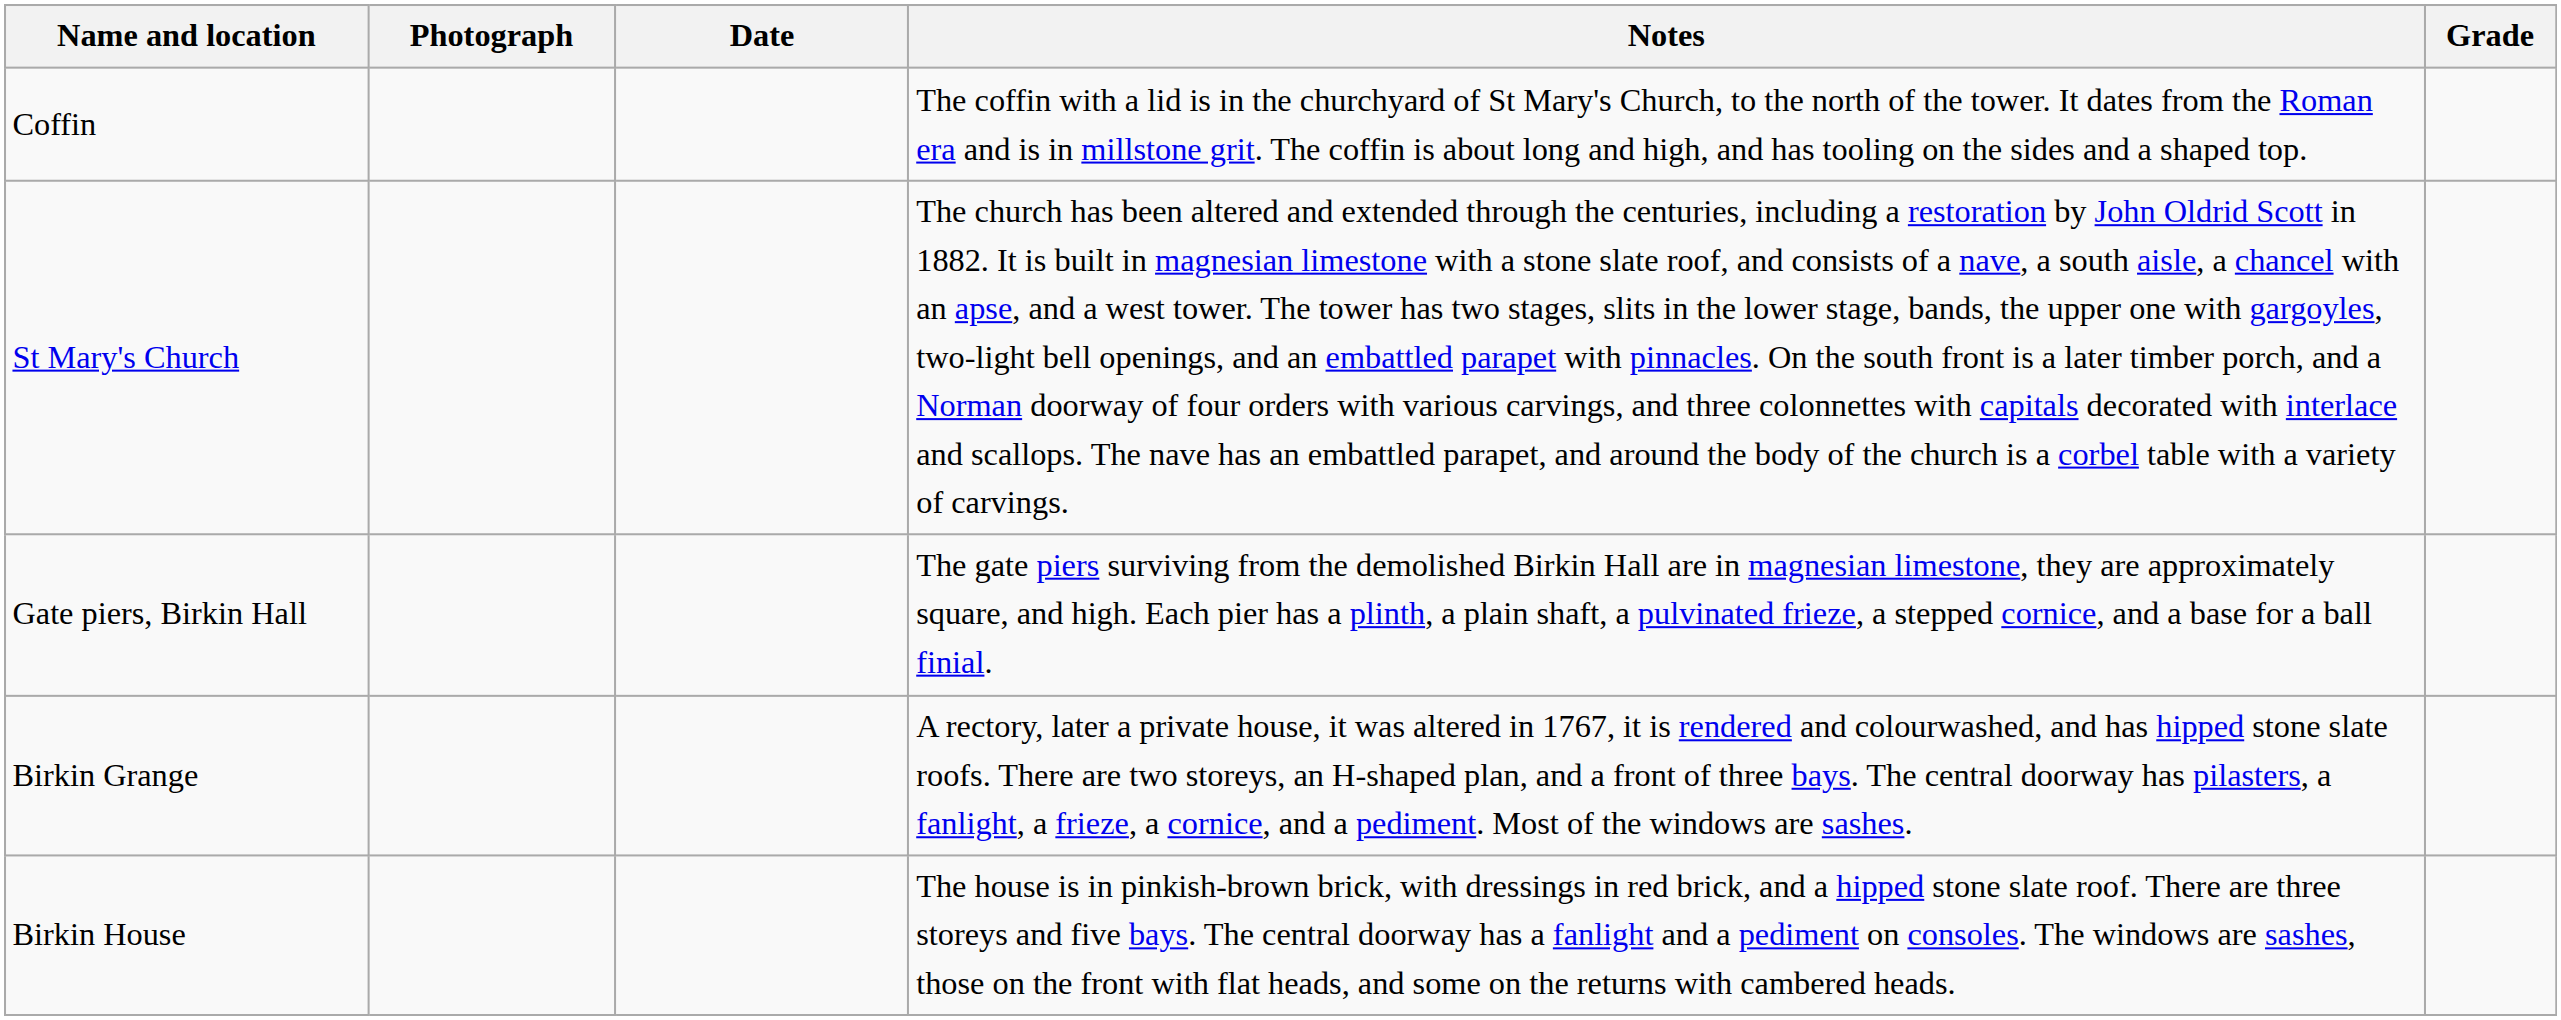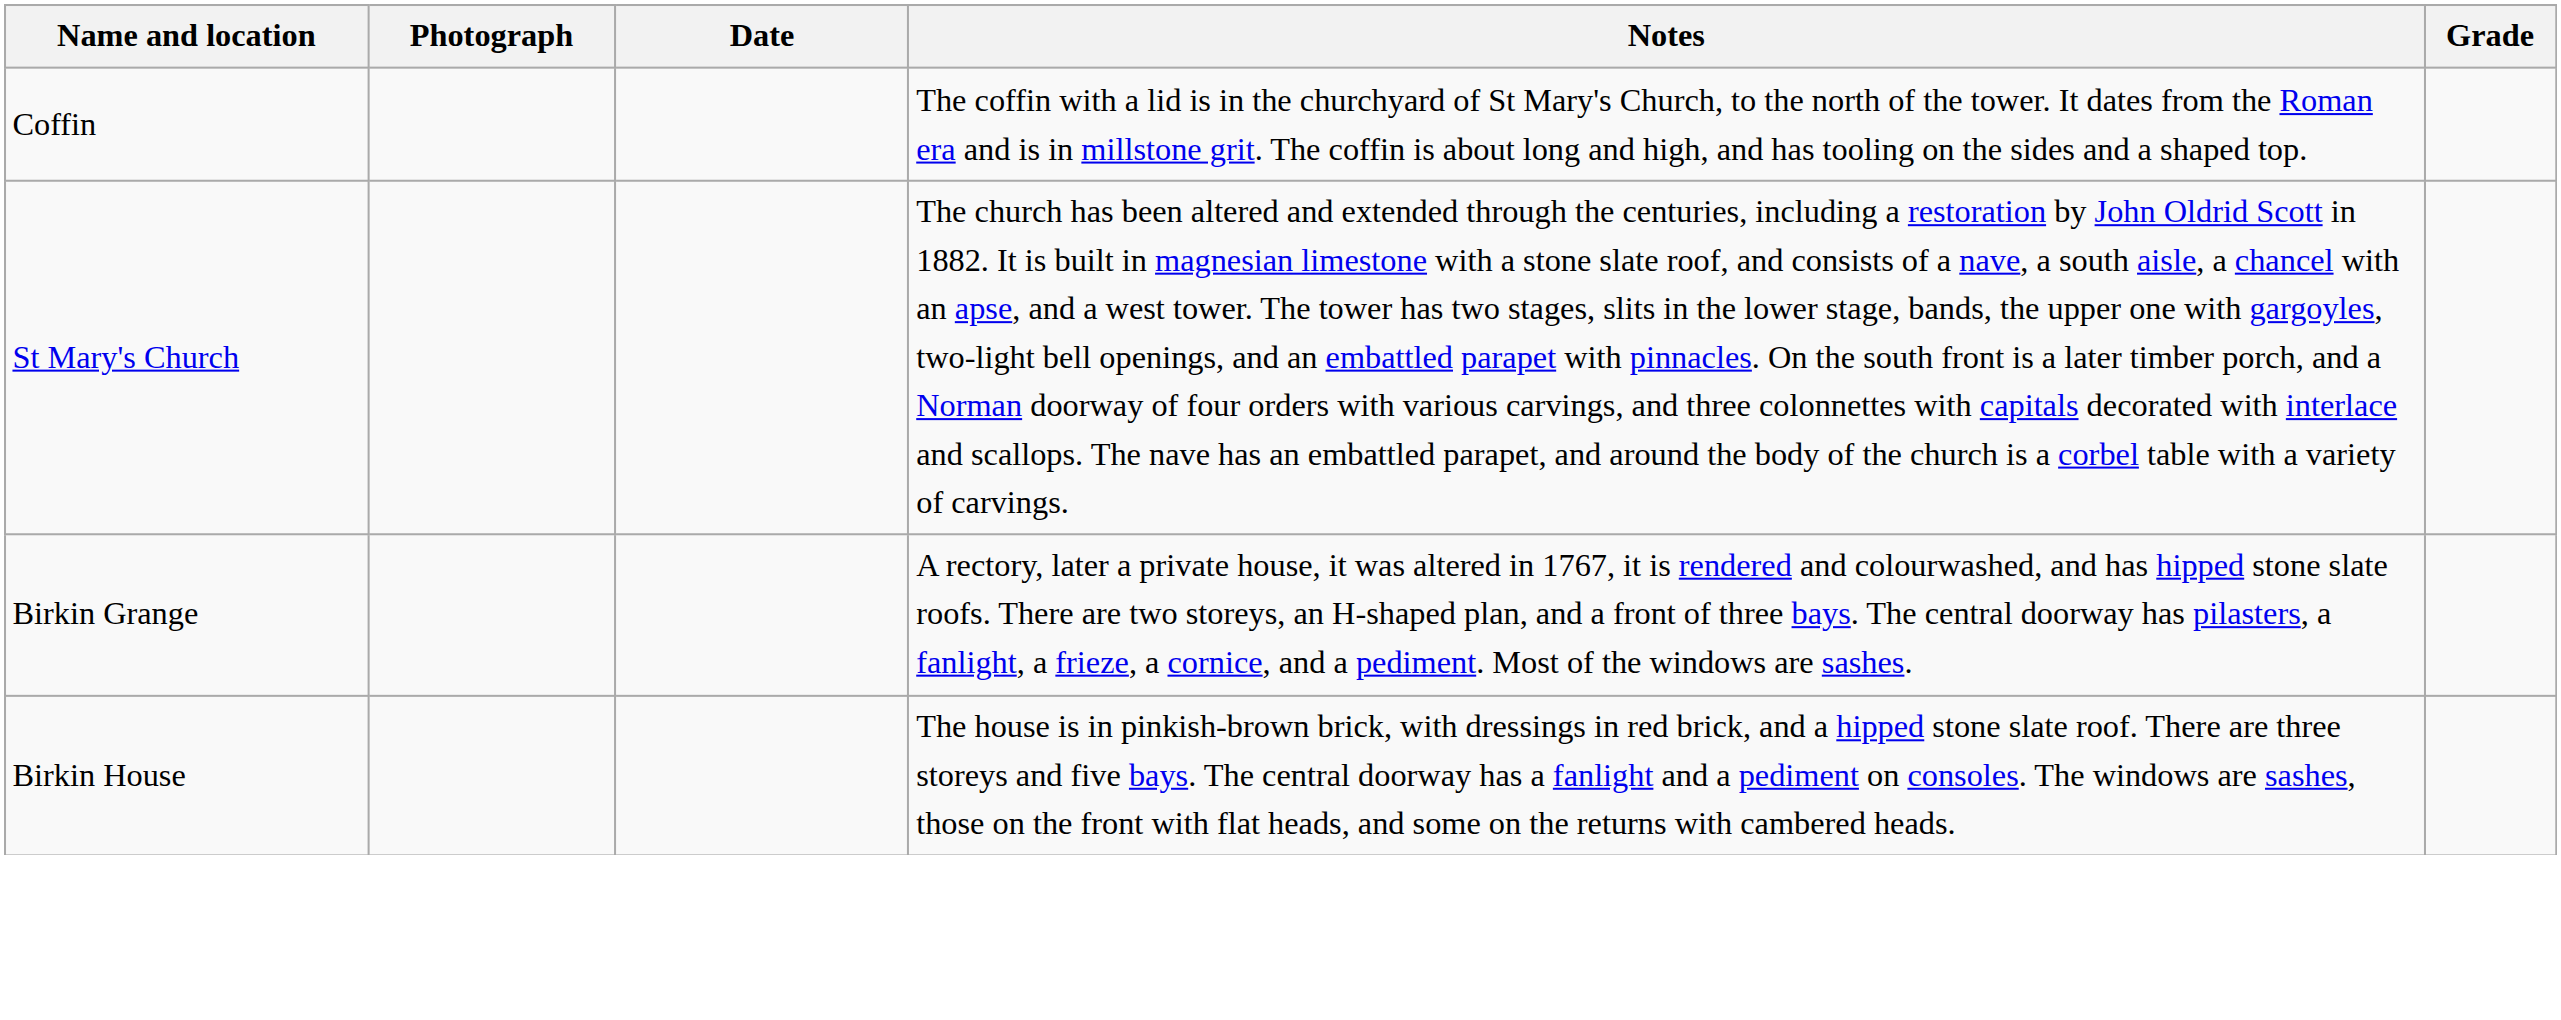- row: (160, 614)
